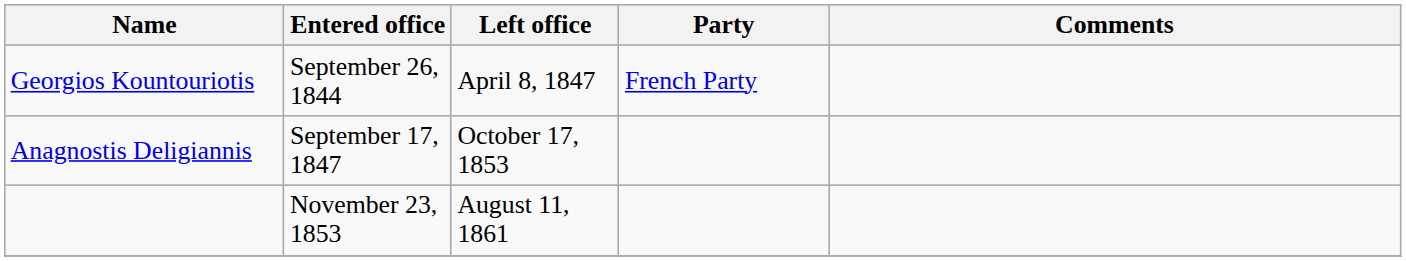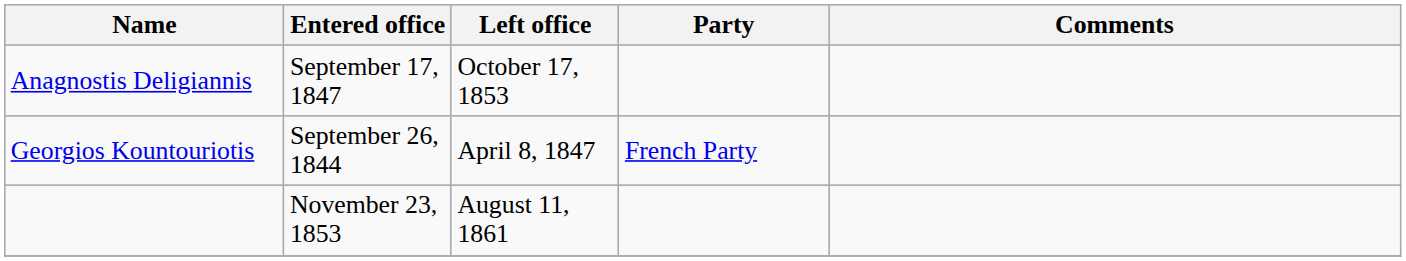rows swapped: (133, 80) <-> (131, 150)
